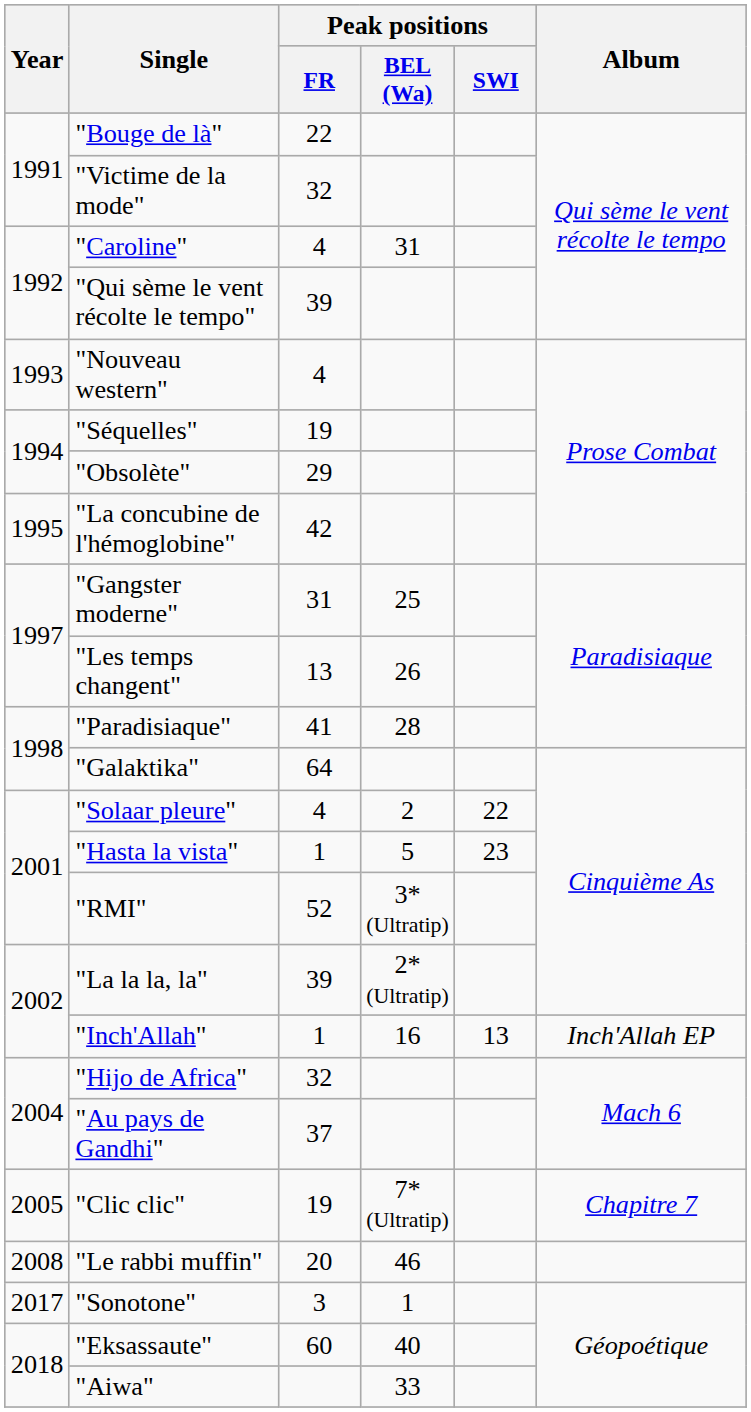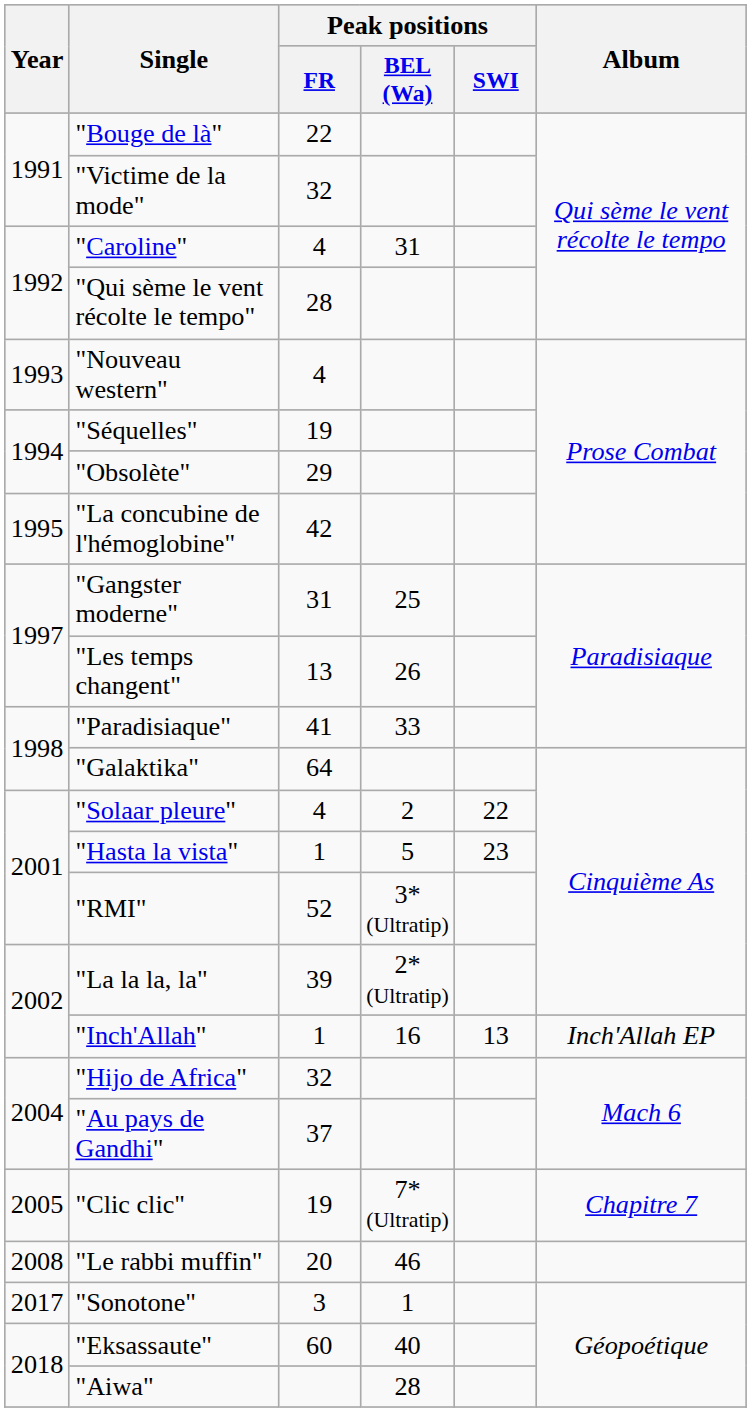(319, 302) 39 -> (319, 302) 28
(408, 727) 28 -> (408, 727) 33
(408, 1386) 33 -> (408, 1386) 28
